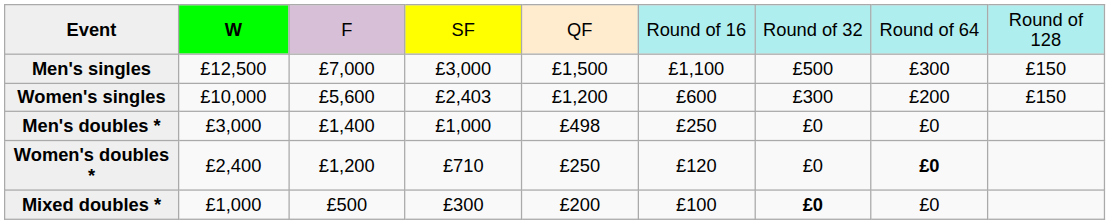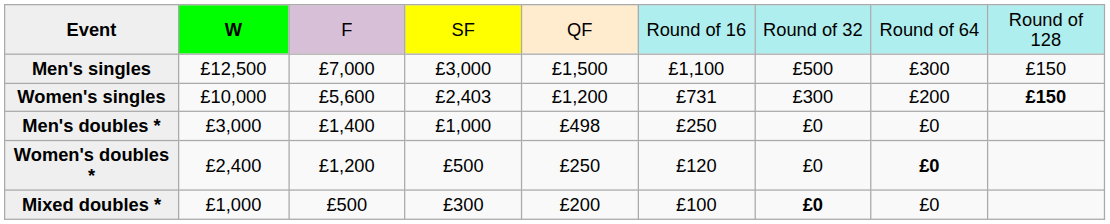(696, 98) £600 -> (696, 98) £731
(1046, 98) normal -> (1046, 98) bold
(463, 166) £710 -> (463, 166) £500
